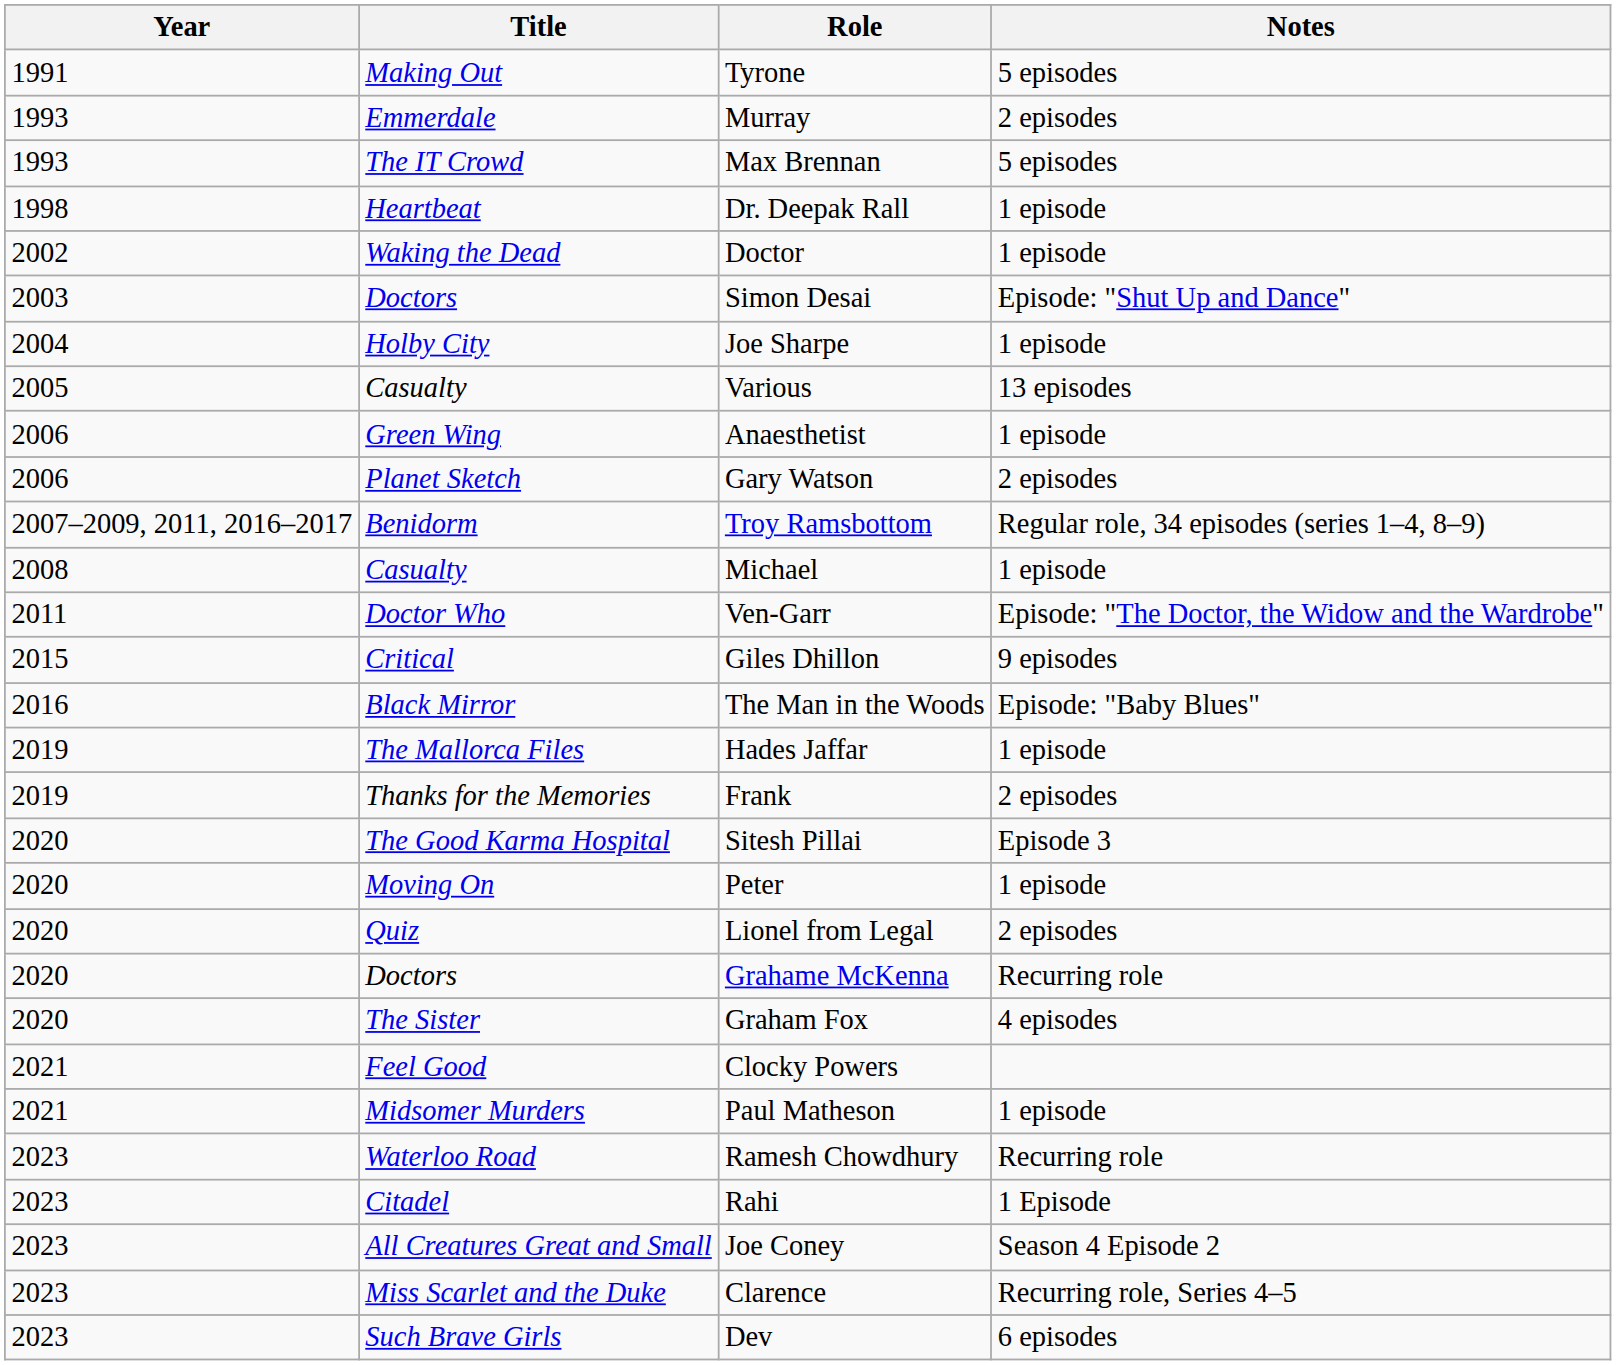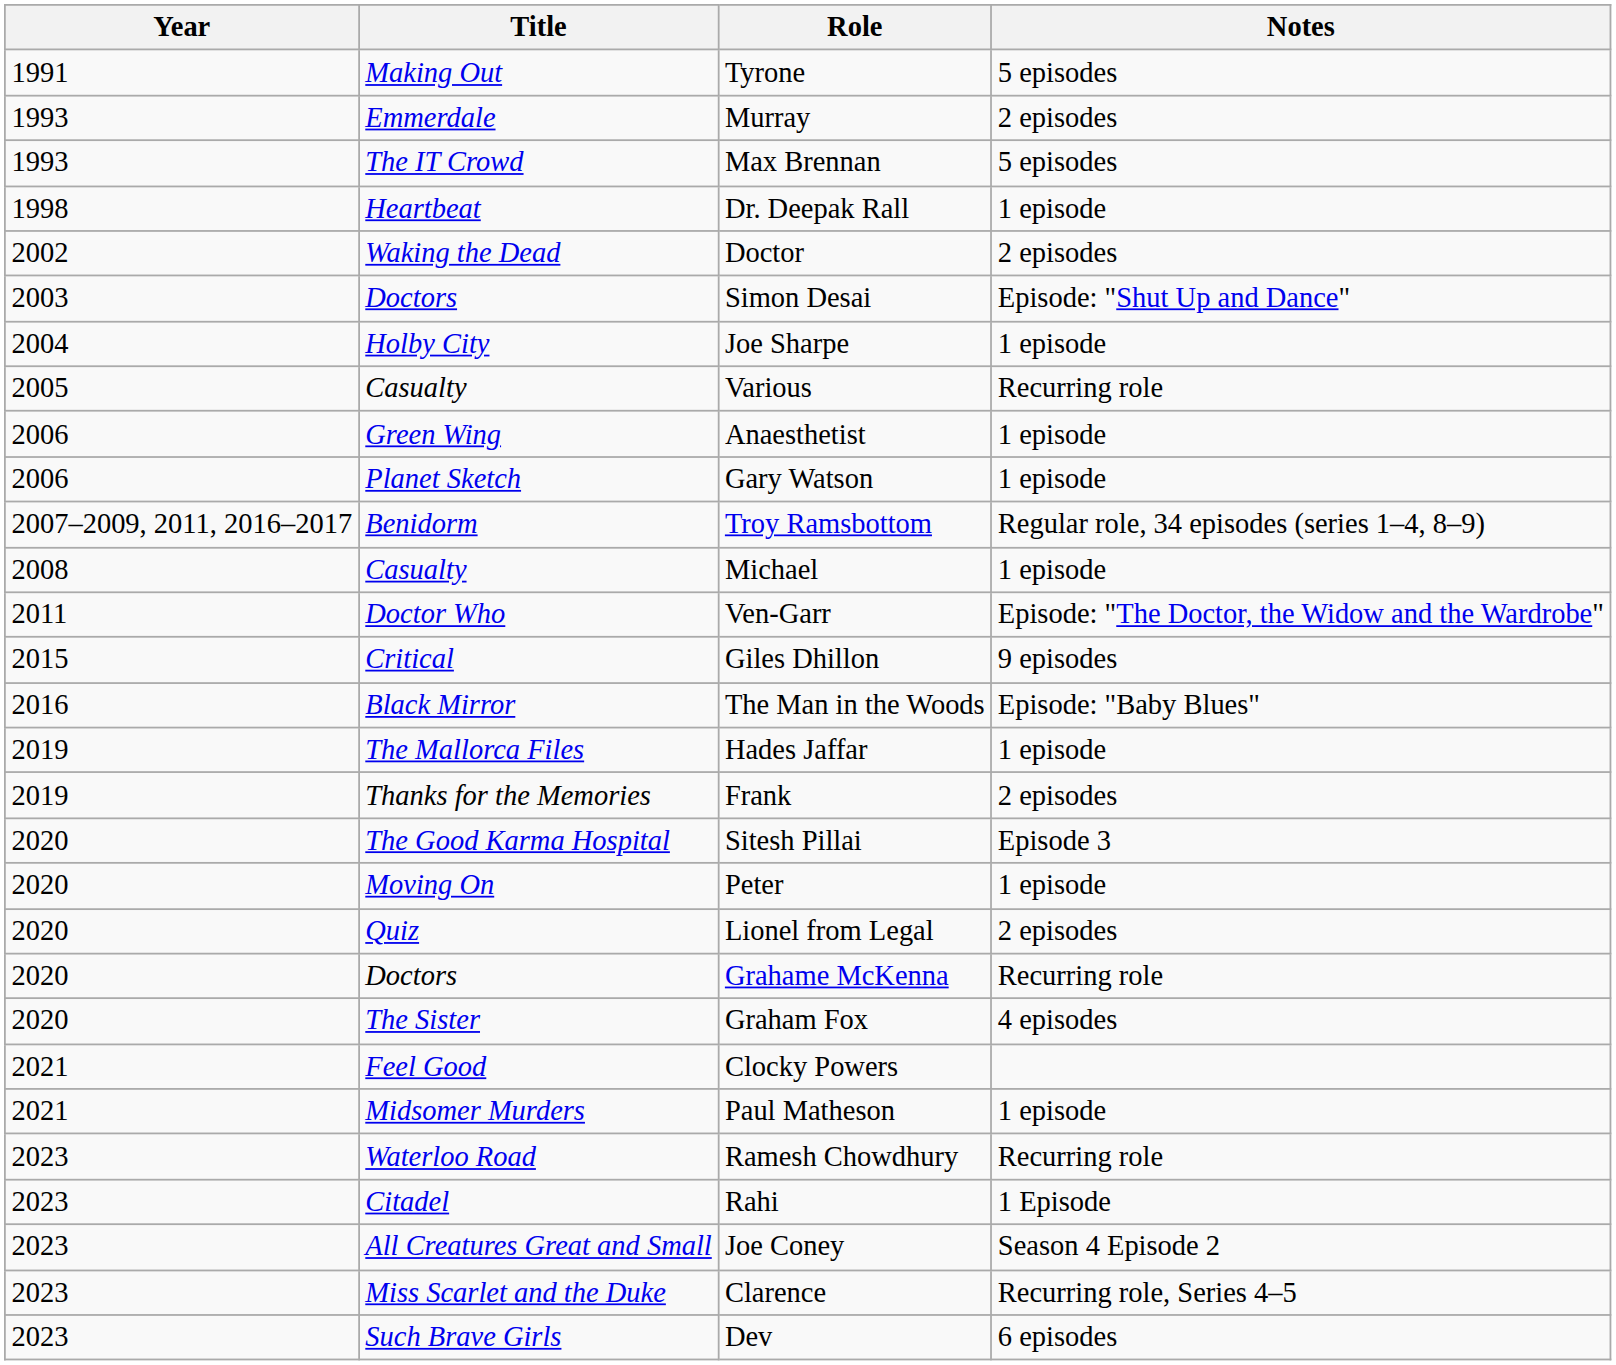(1052, 252) 1 episode -> (1058, 252) 2 episodes
(1065, 388) 13 episodes -> (1080, 388) Recurring role
(1058, 478) 2 episodes -> (1052, 478) 1 episode
